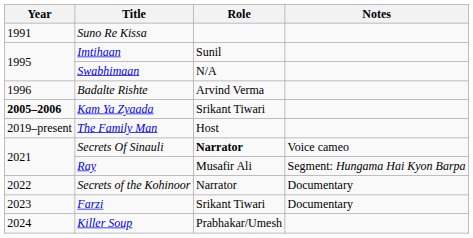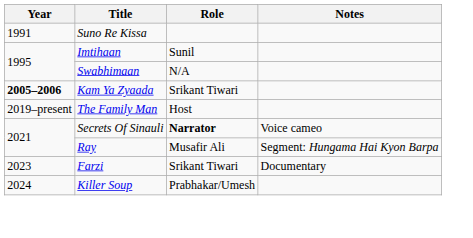- row: (112, 90)
- row: (134, 185)
